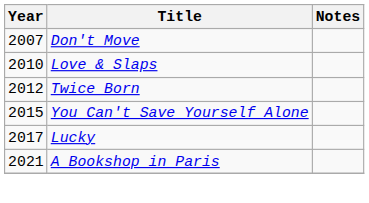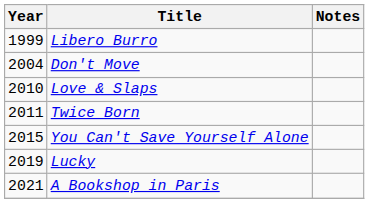+ row: (104, 41)
(26, 41) 2007 -> (26, 65) 2004
(26, 89) 2012 -> (26, 113) 2011
(26, 137) 2017 -> (26, 162) 2019
